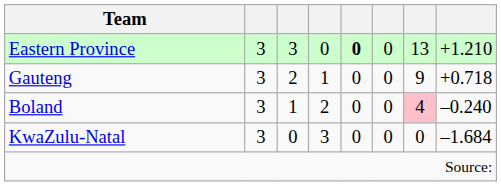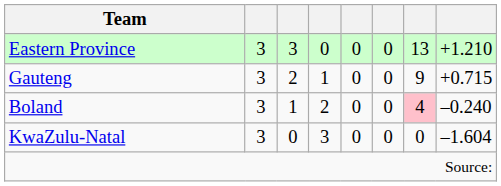(356, 48) bold -> (356, 48) normal
(466, 78) +0.718 -> (466, 78) +0.715
(466, 136) –1.684 -> (466, 136) –1.604
